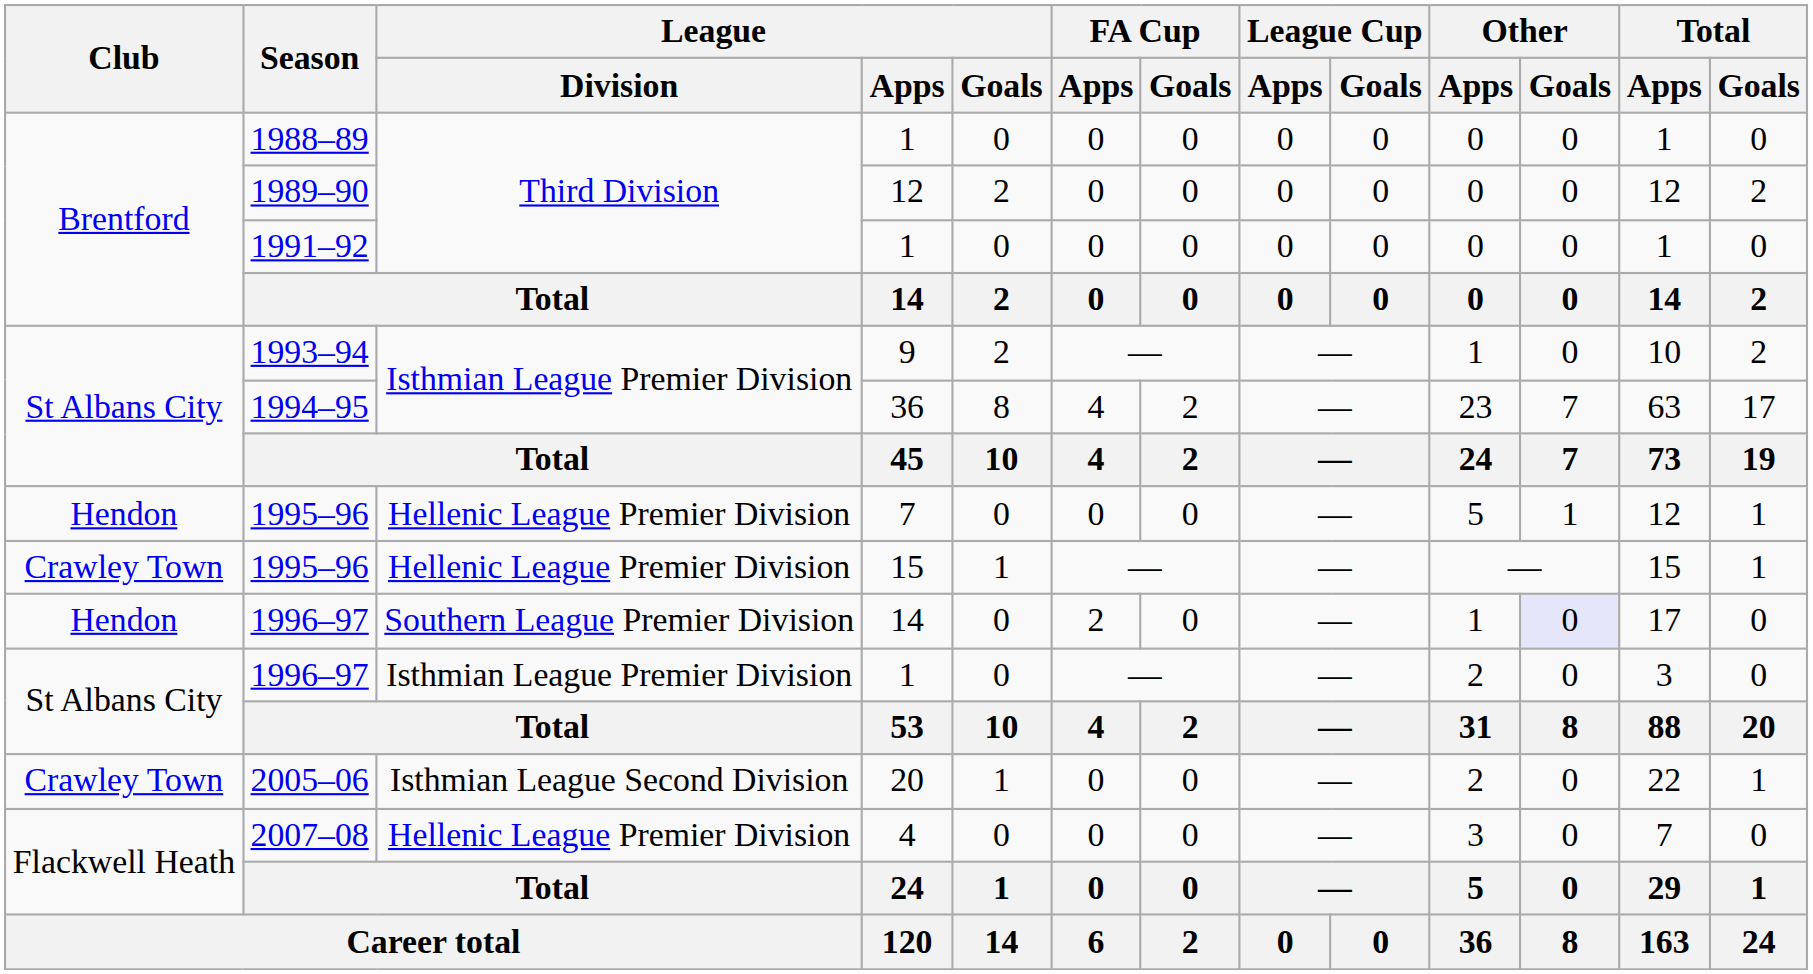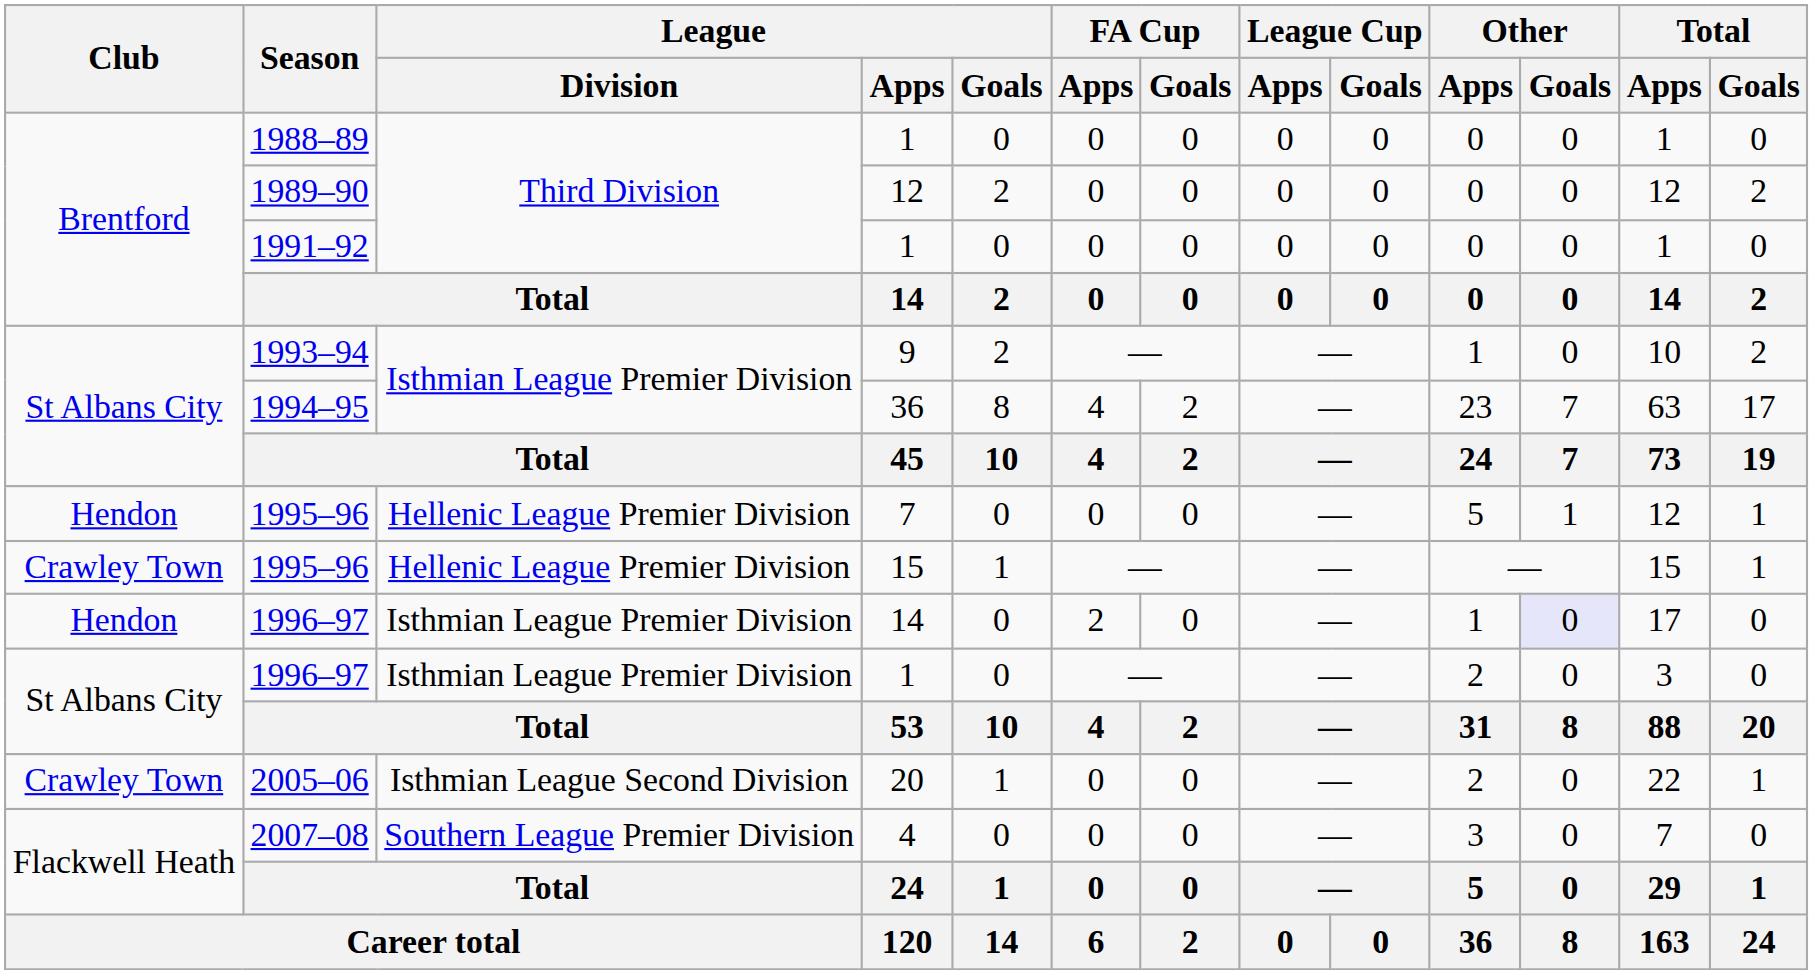(619, 620) Southern League Premier Division -> (619, 620) Isthmian League Premier Division
(619, 834) Hellenic League Premier Division -> (619, 834) Southern League Premier Division
